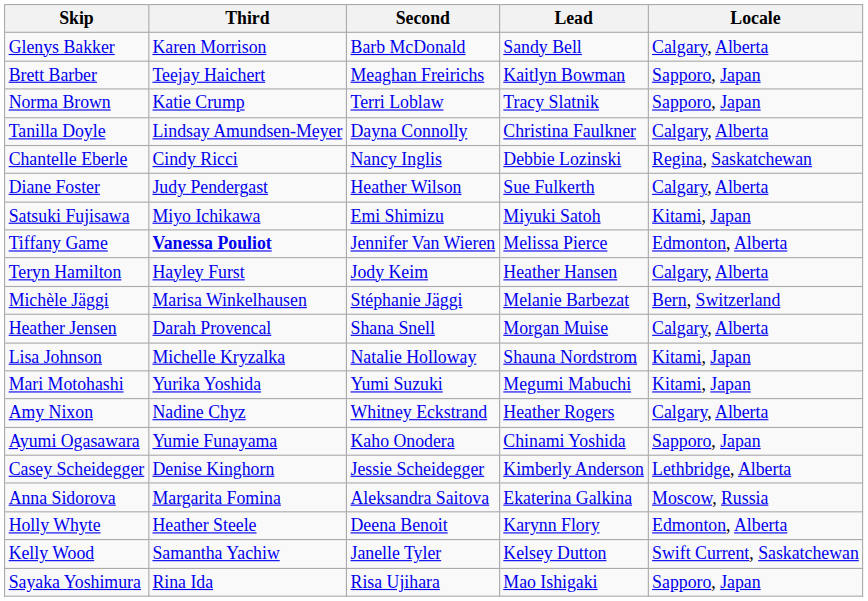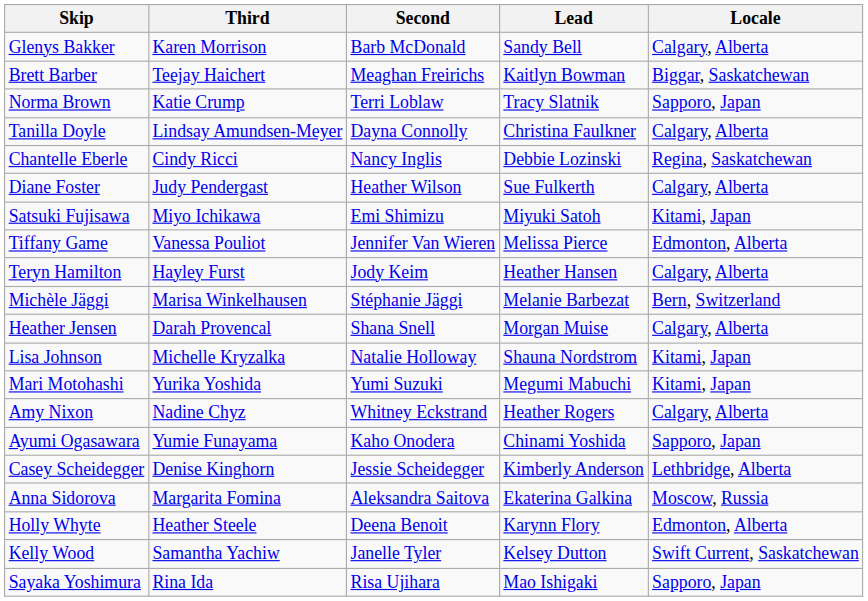(706, 74) Sapporo, Japan -> (731, 74) Biggar, Saskatchewan
(212, 243) bold -> (209, 243) normal
